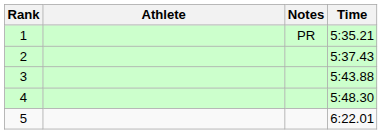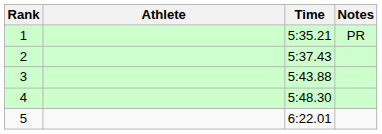columns swapped: (352, 14) <-> (306, 14)
